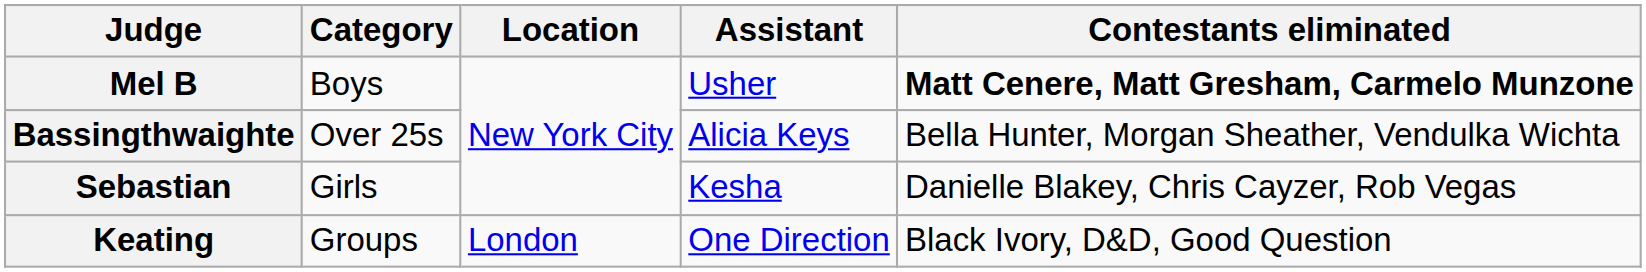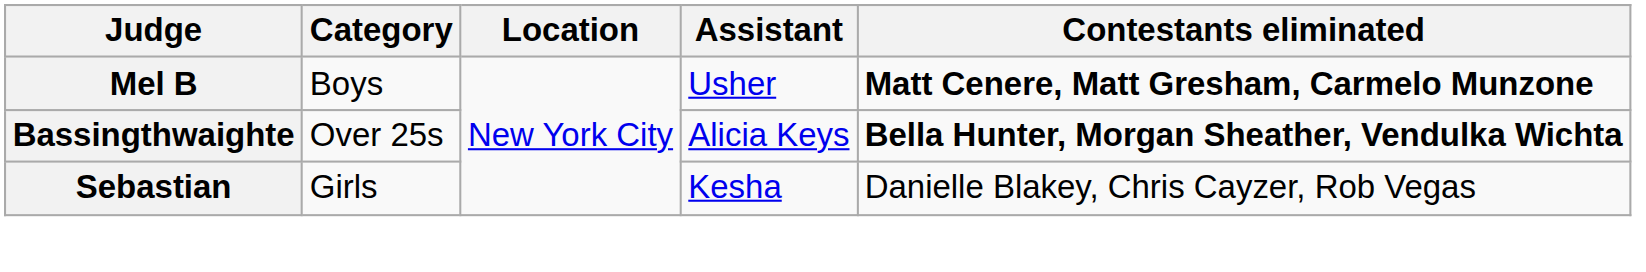(1262, 135) normal -> (1244, 135) bold
- row: (154, 239)
